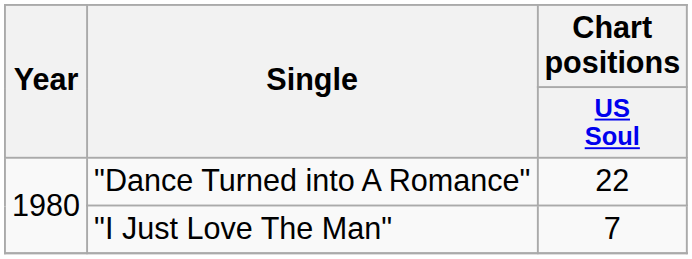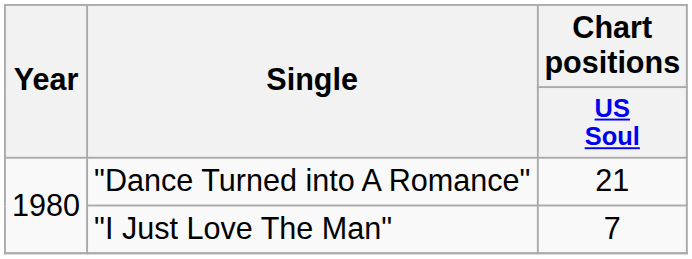(612, 180) 22 -> (612, 180) 21
